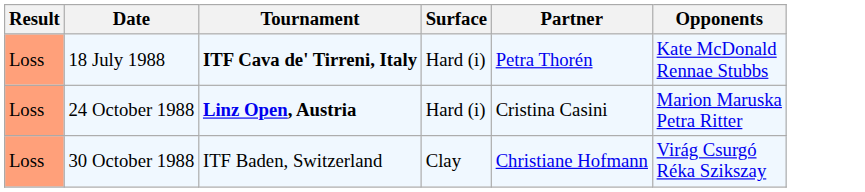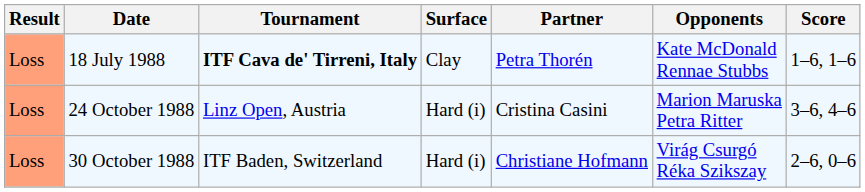+ column: (823, 19)
(456, 59) Hard (i) -> (443, 59) Clay
(280, 110) bold -> (274, 110) normal
(443, 161) Clay -> (456, 161) Hard (i)
